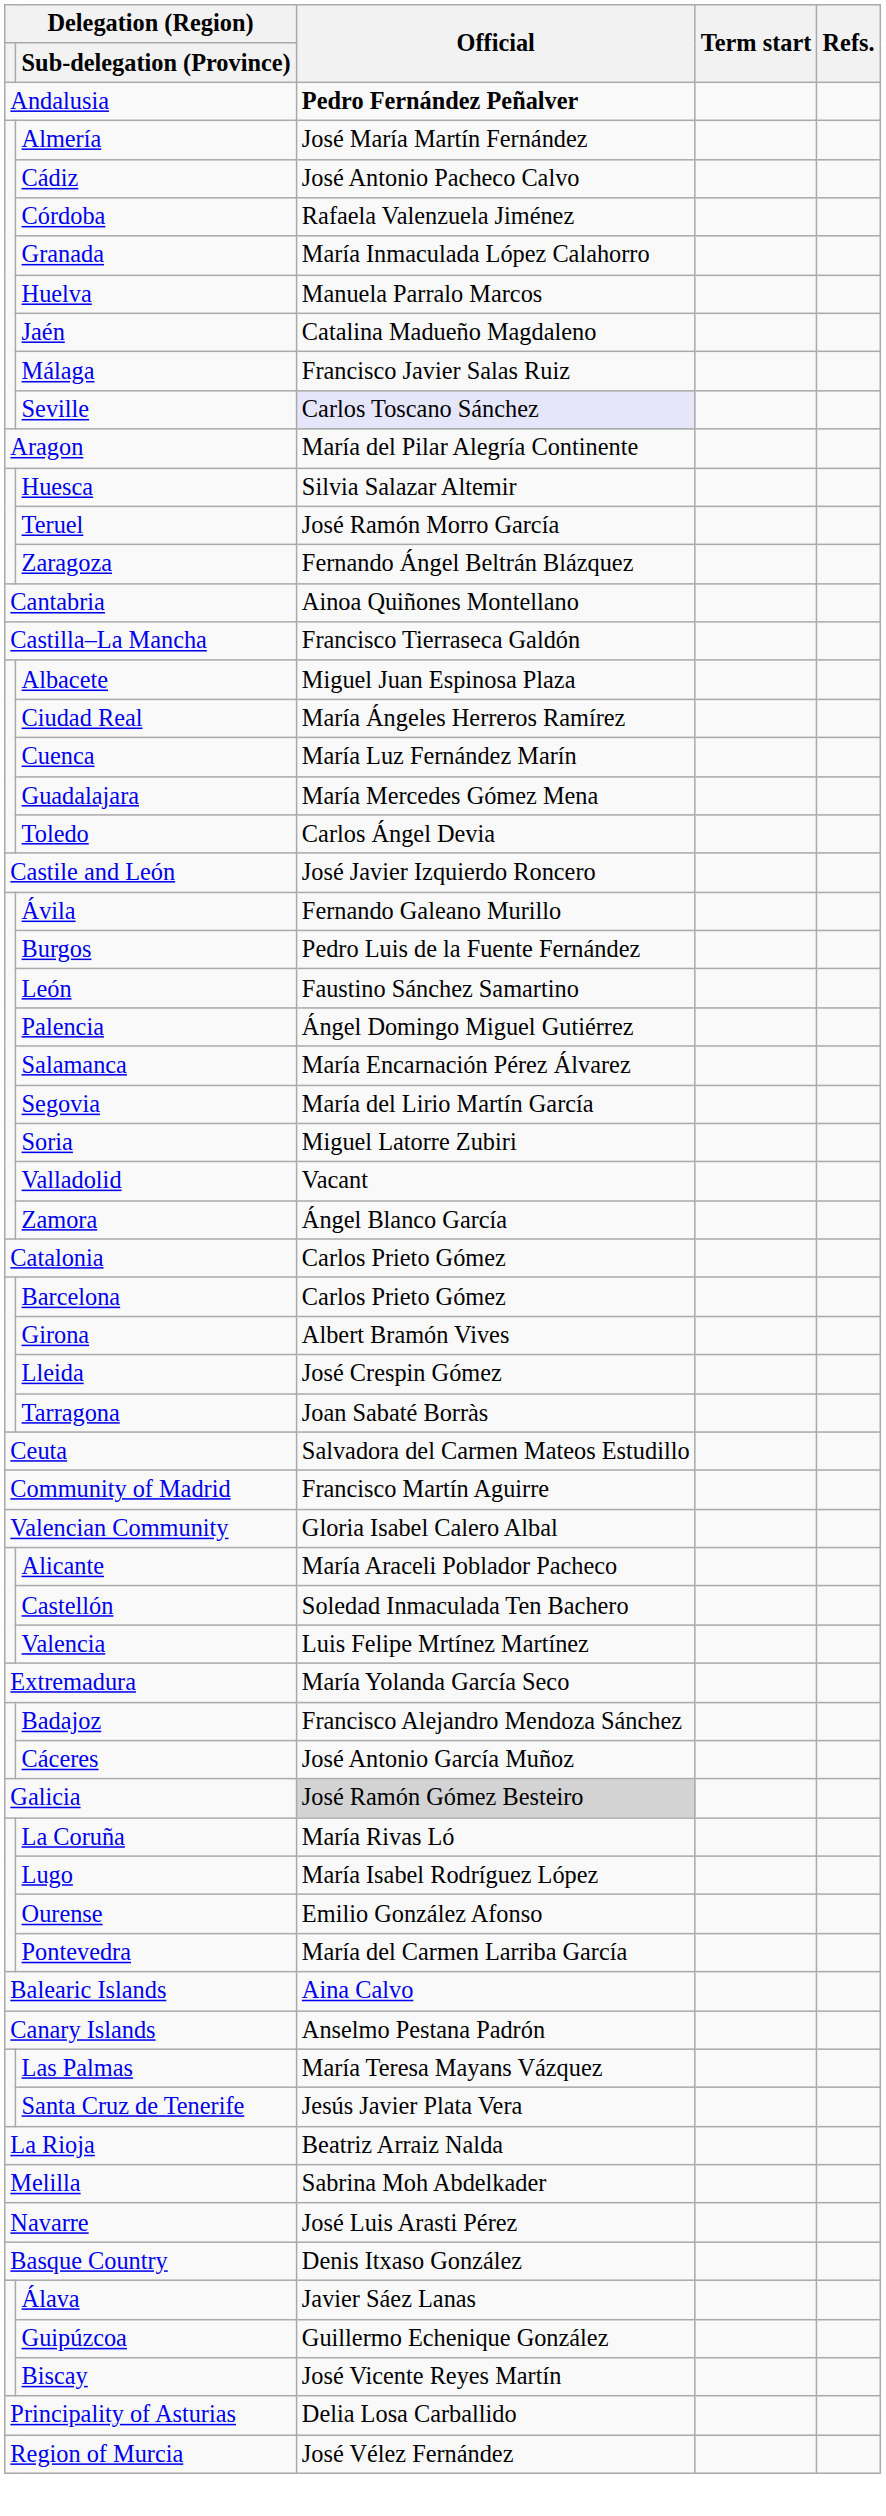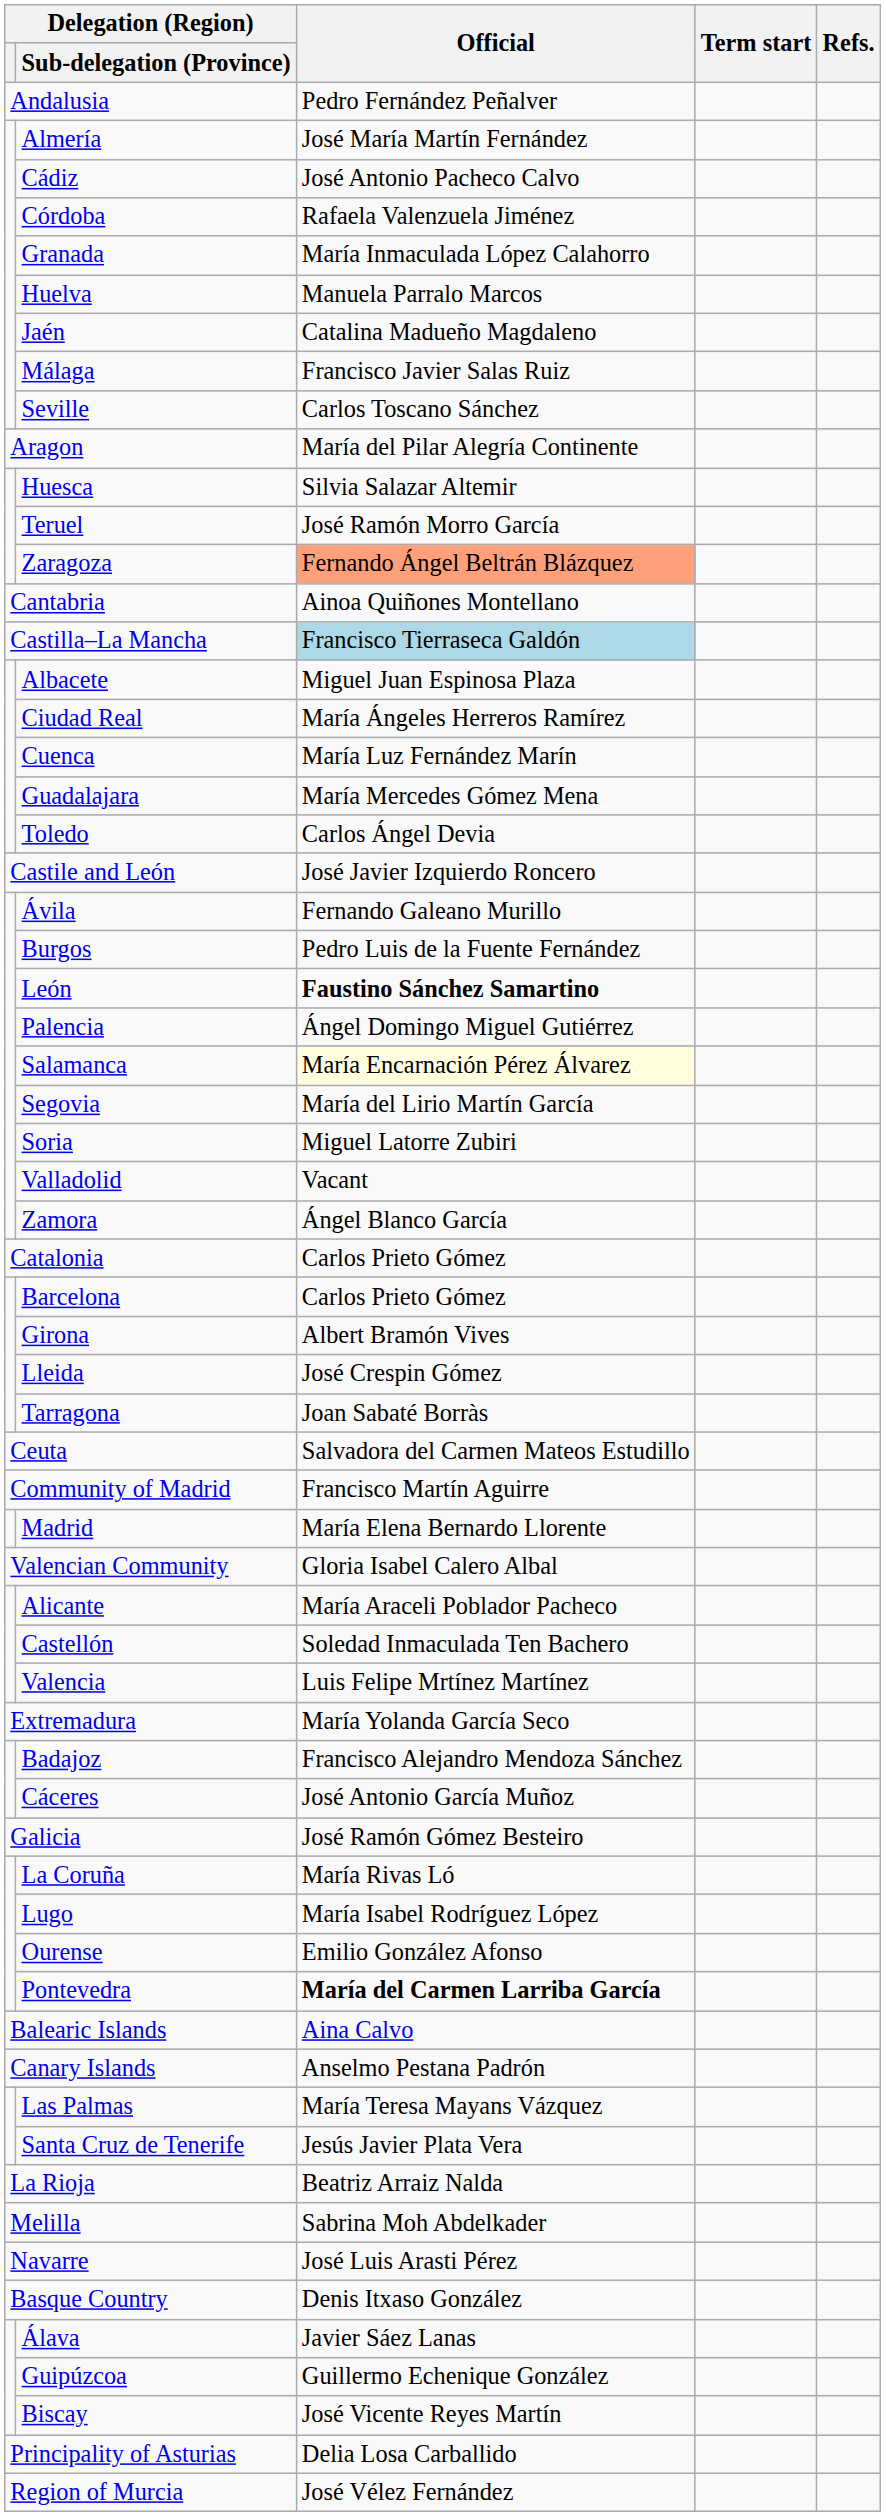(440, 100) bold -> (430, 100) normal
(420, 409) lavender background -> (420, 409) no background
(468, 563) no background -> (468, 563) lightsalmon background
(441, 640) no background -> (441, 640) lightblue background
(440, 988) normal -> (451, 988) bold
(466, 1065) no background -> (466, 1065) lightyellow background
+ row: (57, 1528)
(443, 1798) lightgrey background -> (443, 1836) no background
(465, 1952) normal -> (481, 1990) bold
